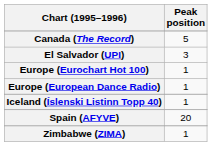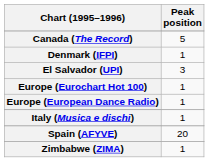+ row: (83, 54)
- row: (84, 102)
+ row: (83, 117)
